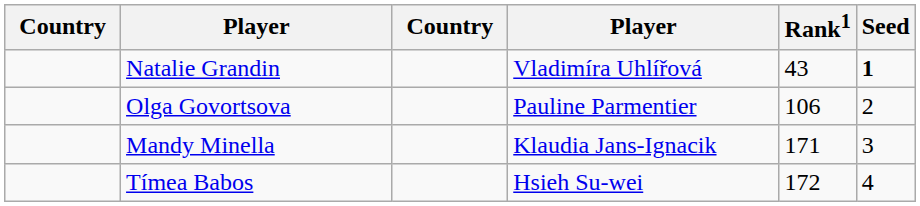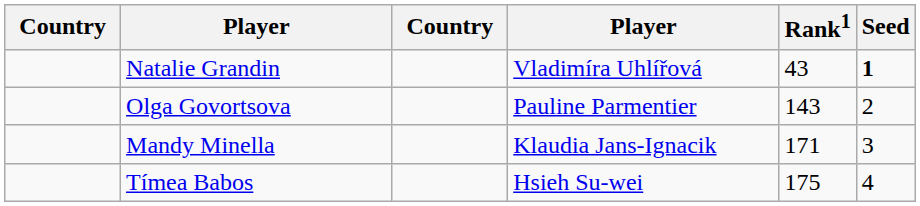(803, 106) 106 -> (803, 106) 143
(803, 182) 172 -> (803, 182) 175
